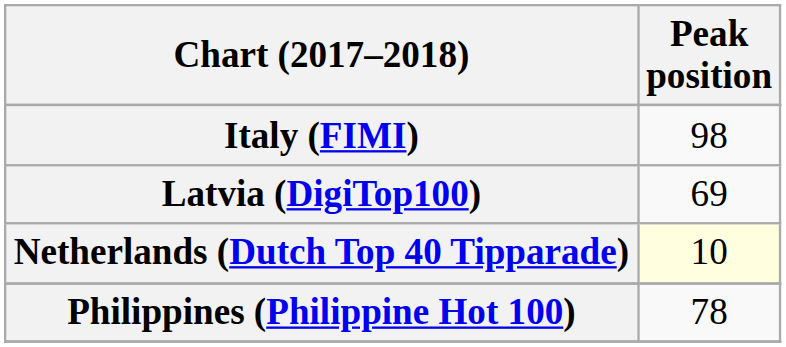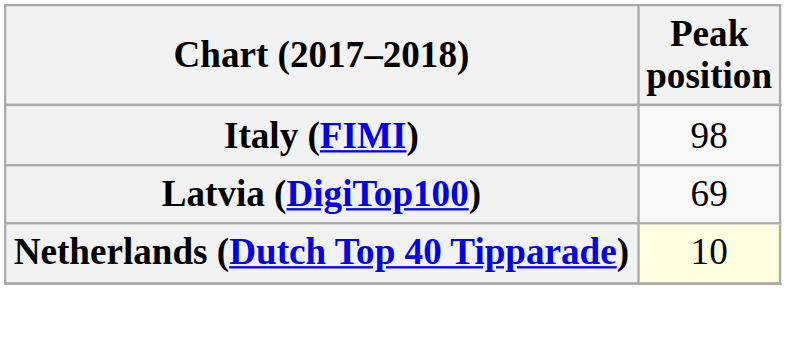- row: (321, 311)
